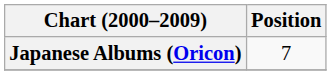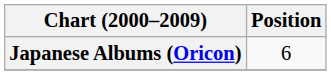(286, 53) 7 -> (286, 53) 6
